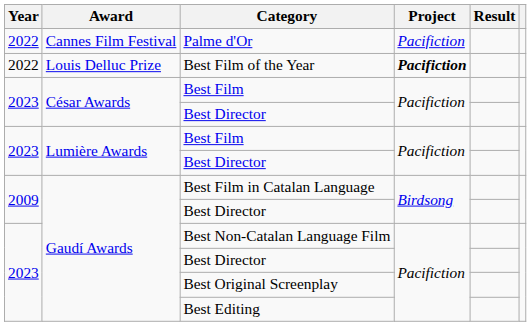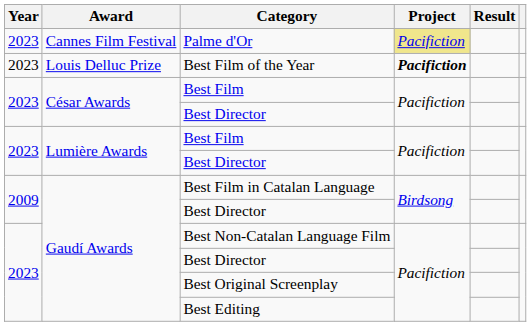(23, 41) 2022 -> (23, 41) 2023
(431, 41) no background -> (431, 41) khaki background
(23, 65) 2022 -> (23, 65) 2023
